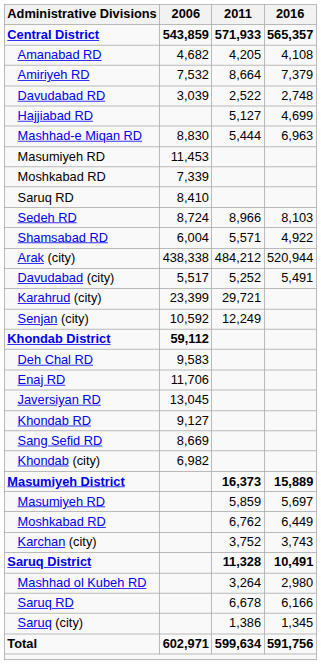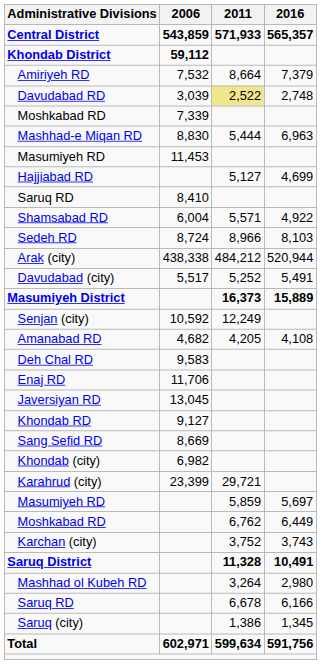rows swapped: (60, 55) <-> (59, 339)
(245, 95) no background -> (245, 95) khaki background
rows swapped: (55, 116) <-> (62, 177)
rows swapped: (47, 217) <-> (63, 237)
rows swapped: (60, 298) <-> (66, 481)
